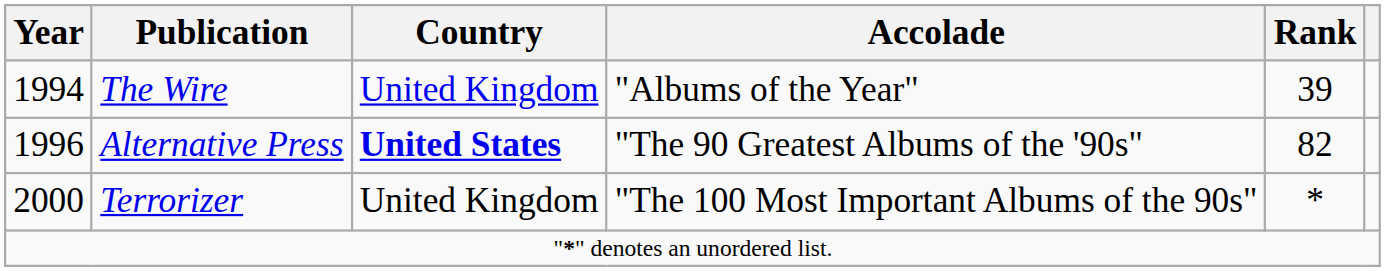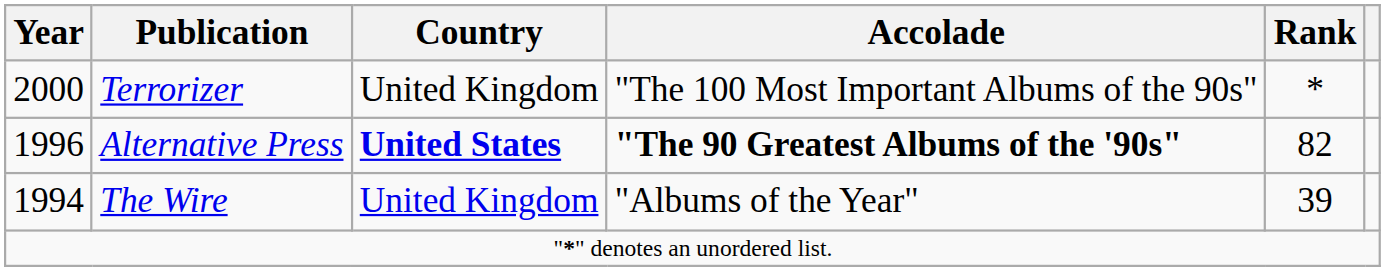rows swapped: (164, 88) <-> (172, 200)
(879, 144) normal -> (898, 144) bold
